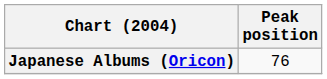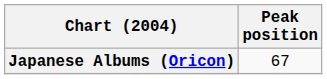(280, 61) 76 -> (280, 61) 67
